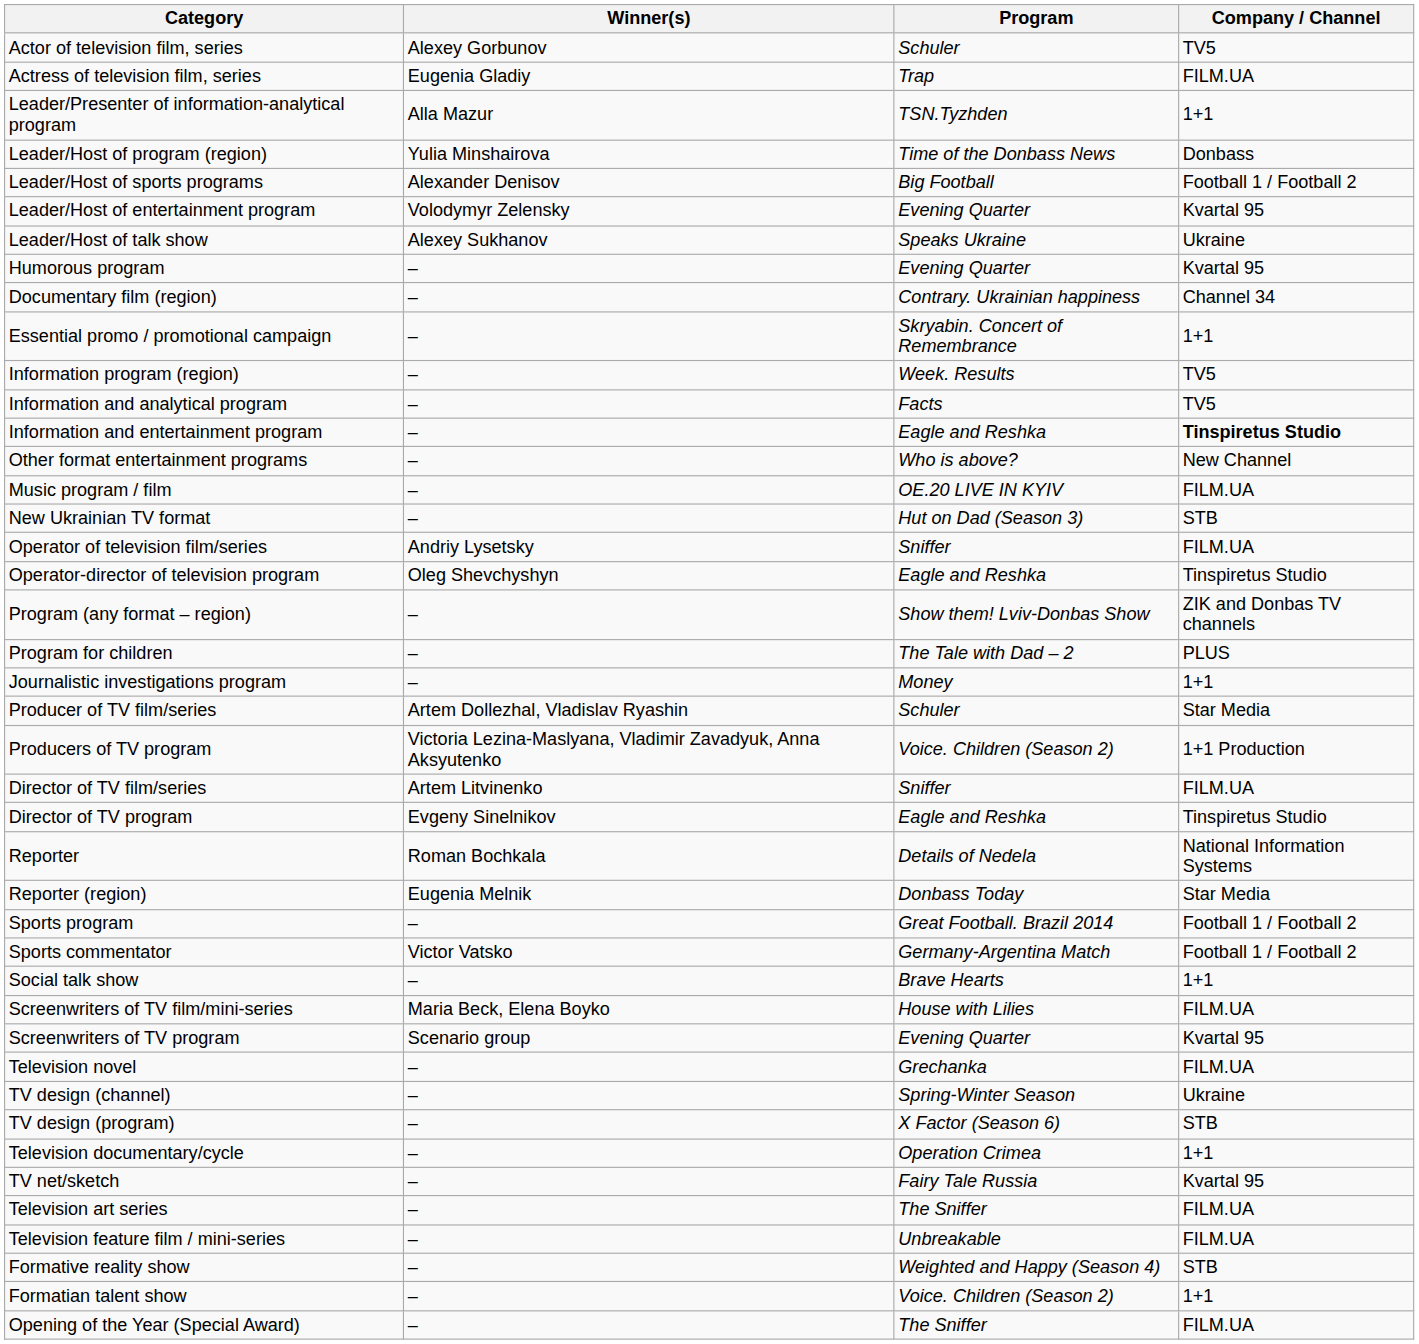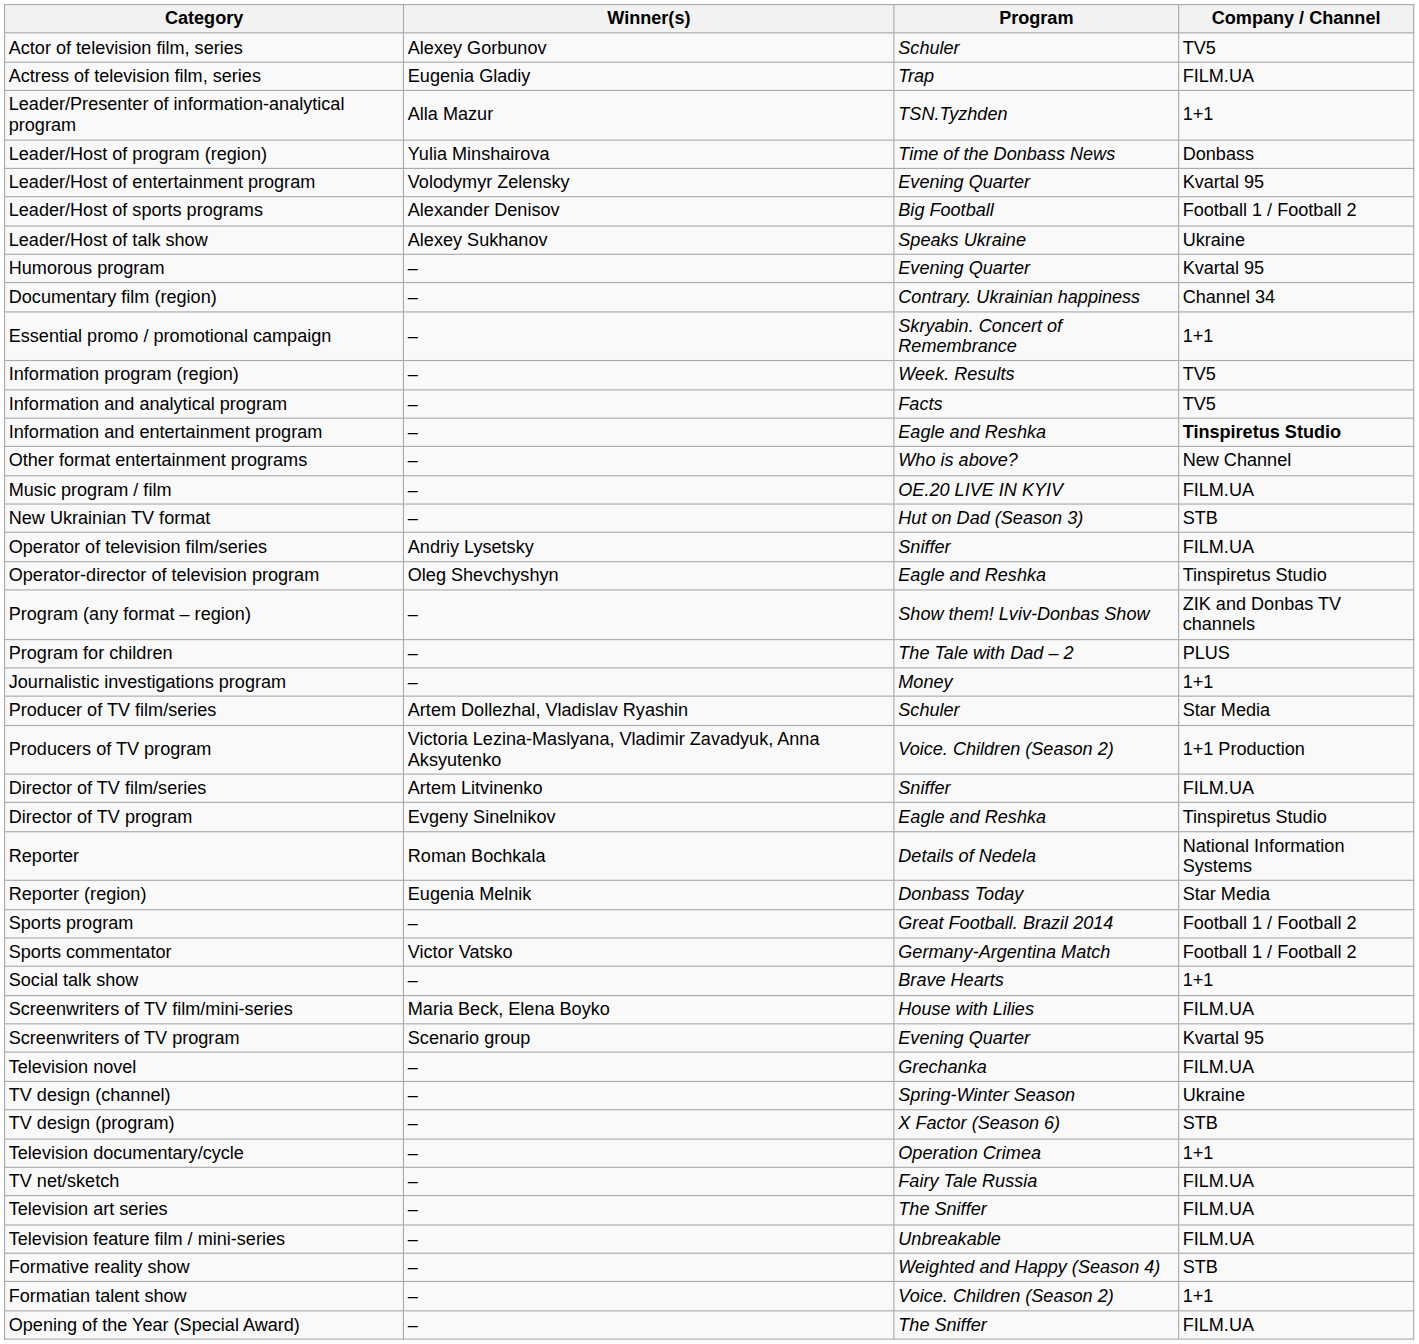rows swapped: (162, 211) <-> (136, 182)
(1223, 1181) Kvartal 95 -> (1218, 1181) FILM.UA
